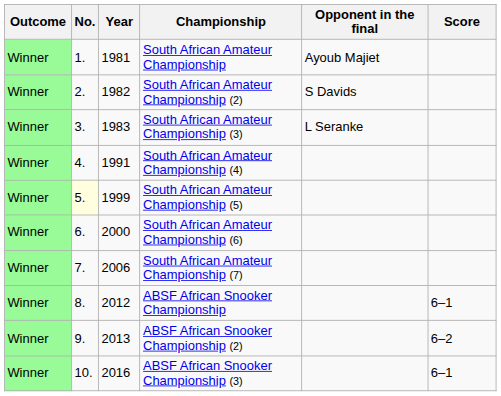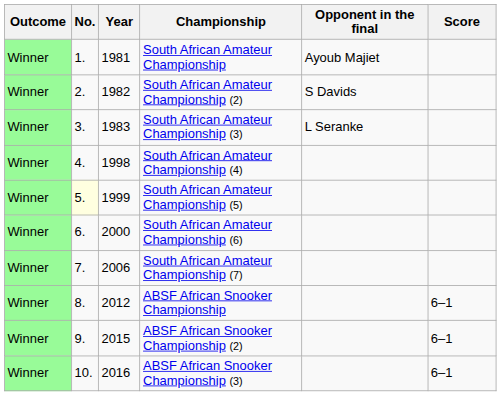(116, 162) 1991 -> (116, 162) 1998
(116, 338) 2013 -> (116, 338) 2015
(442, 338) 6–2 -> (442, 338) 6–1
